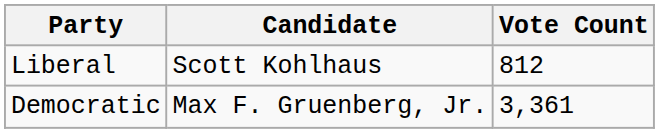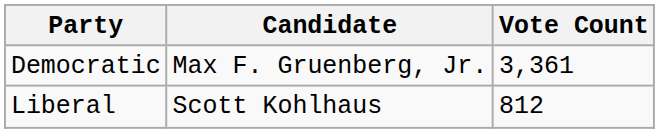rows swapped: (86, 107) <-> (63, 66)
